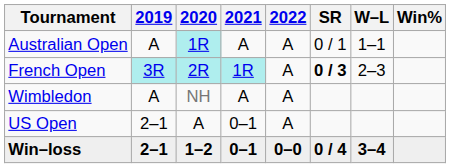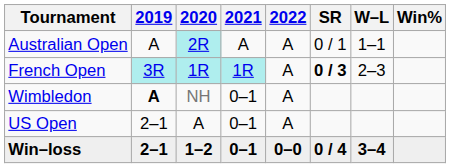(199, 44) 1R -> (199, 44) 2R
(199, 70) 2R -> (199, 70) 1R
(154, 96) normal -> (154, 96) bold
(243, 96) A -> (243, 96) 0–1
